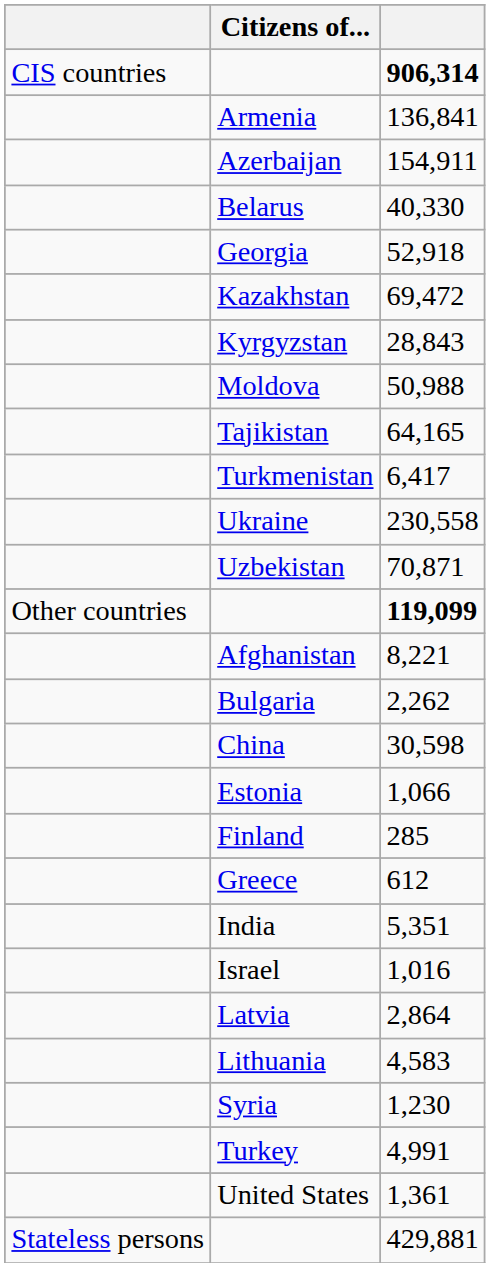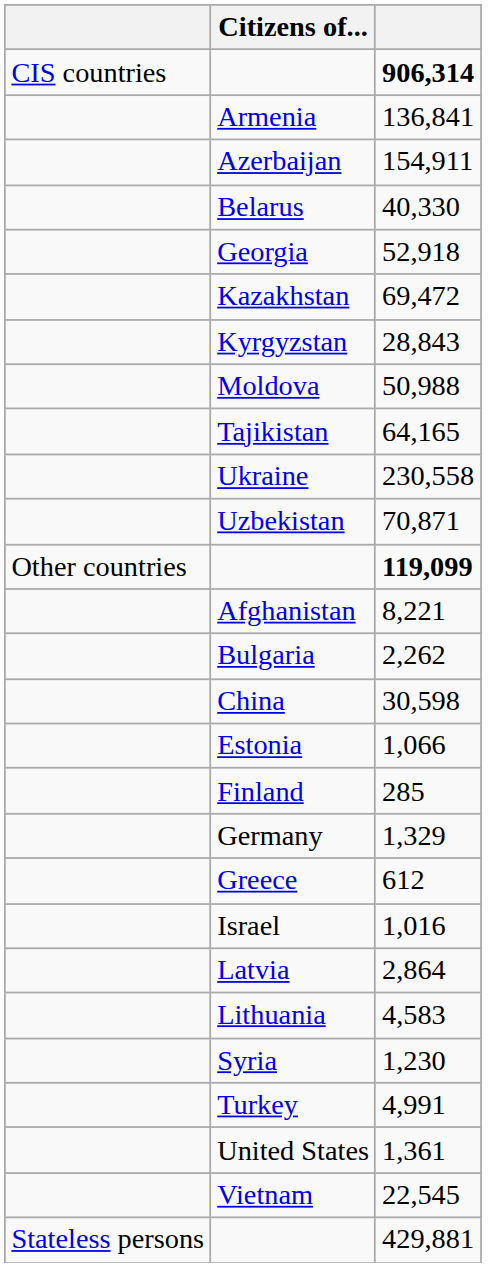- row: (295, 476)
+ row: (270, 835)
- row: (246, 925)
+ row: (265, 1194)
